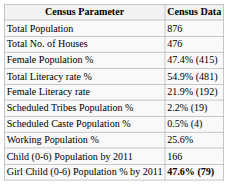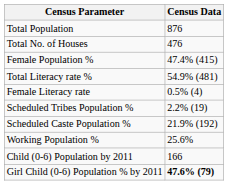(192, 92) 21.9% (192) -> (185, 92) 0.5% (4)
(185, 124) 0.5% (4) -> (192, 124) 21.9% (192)
